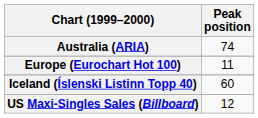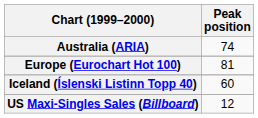(227, 65) 11 -> (227, 65) 81
